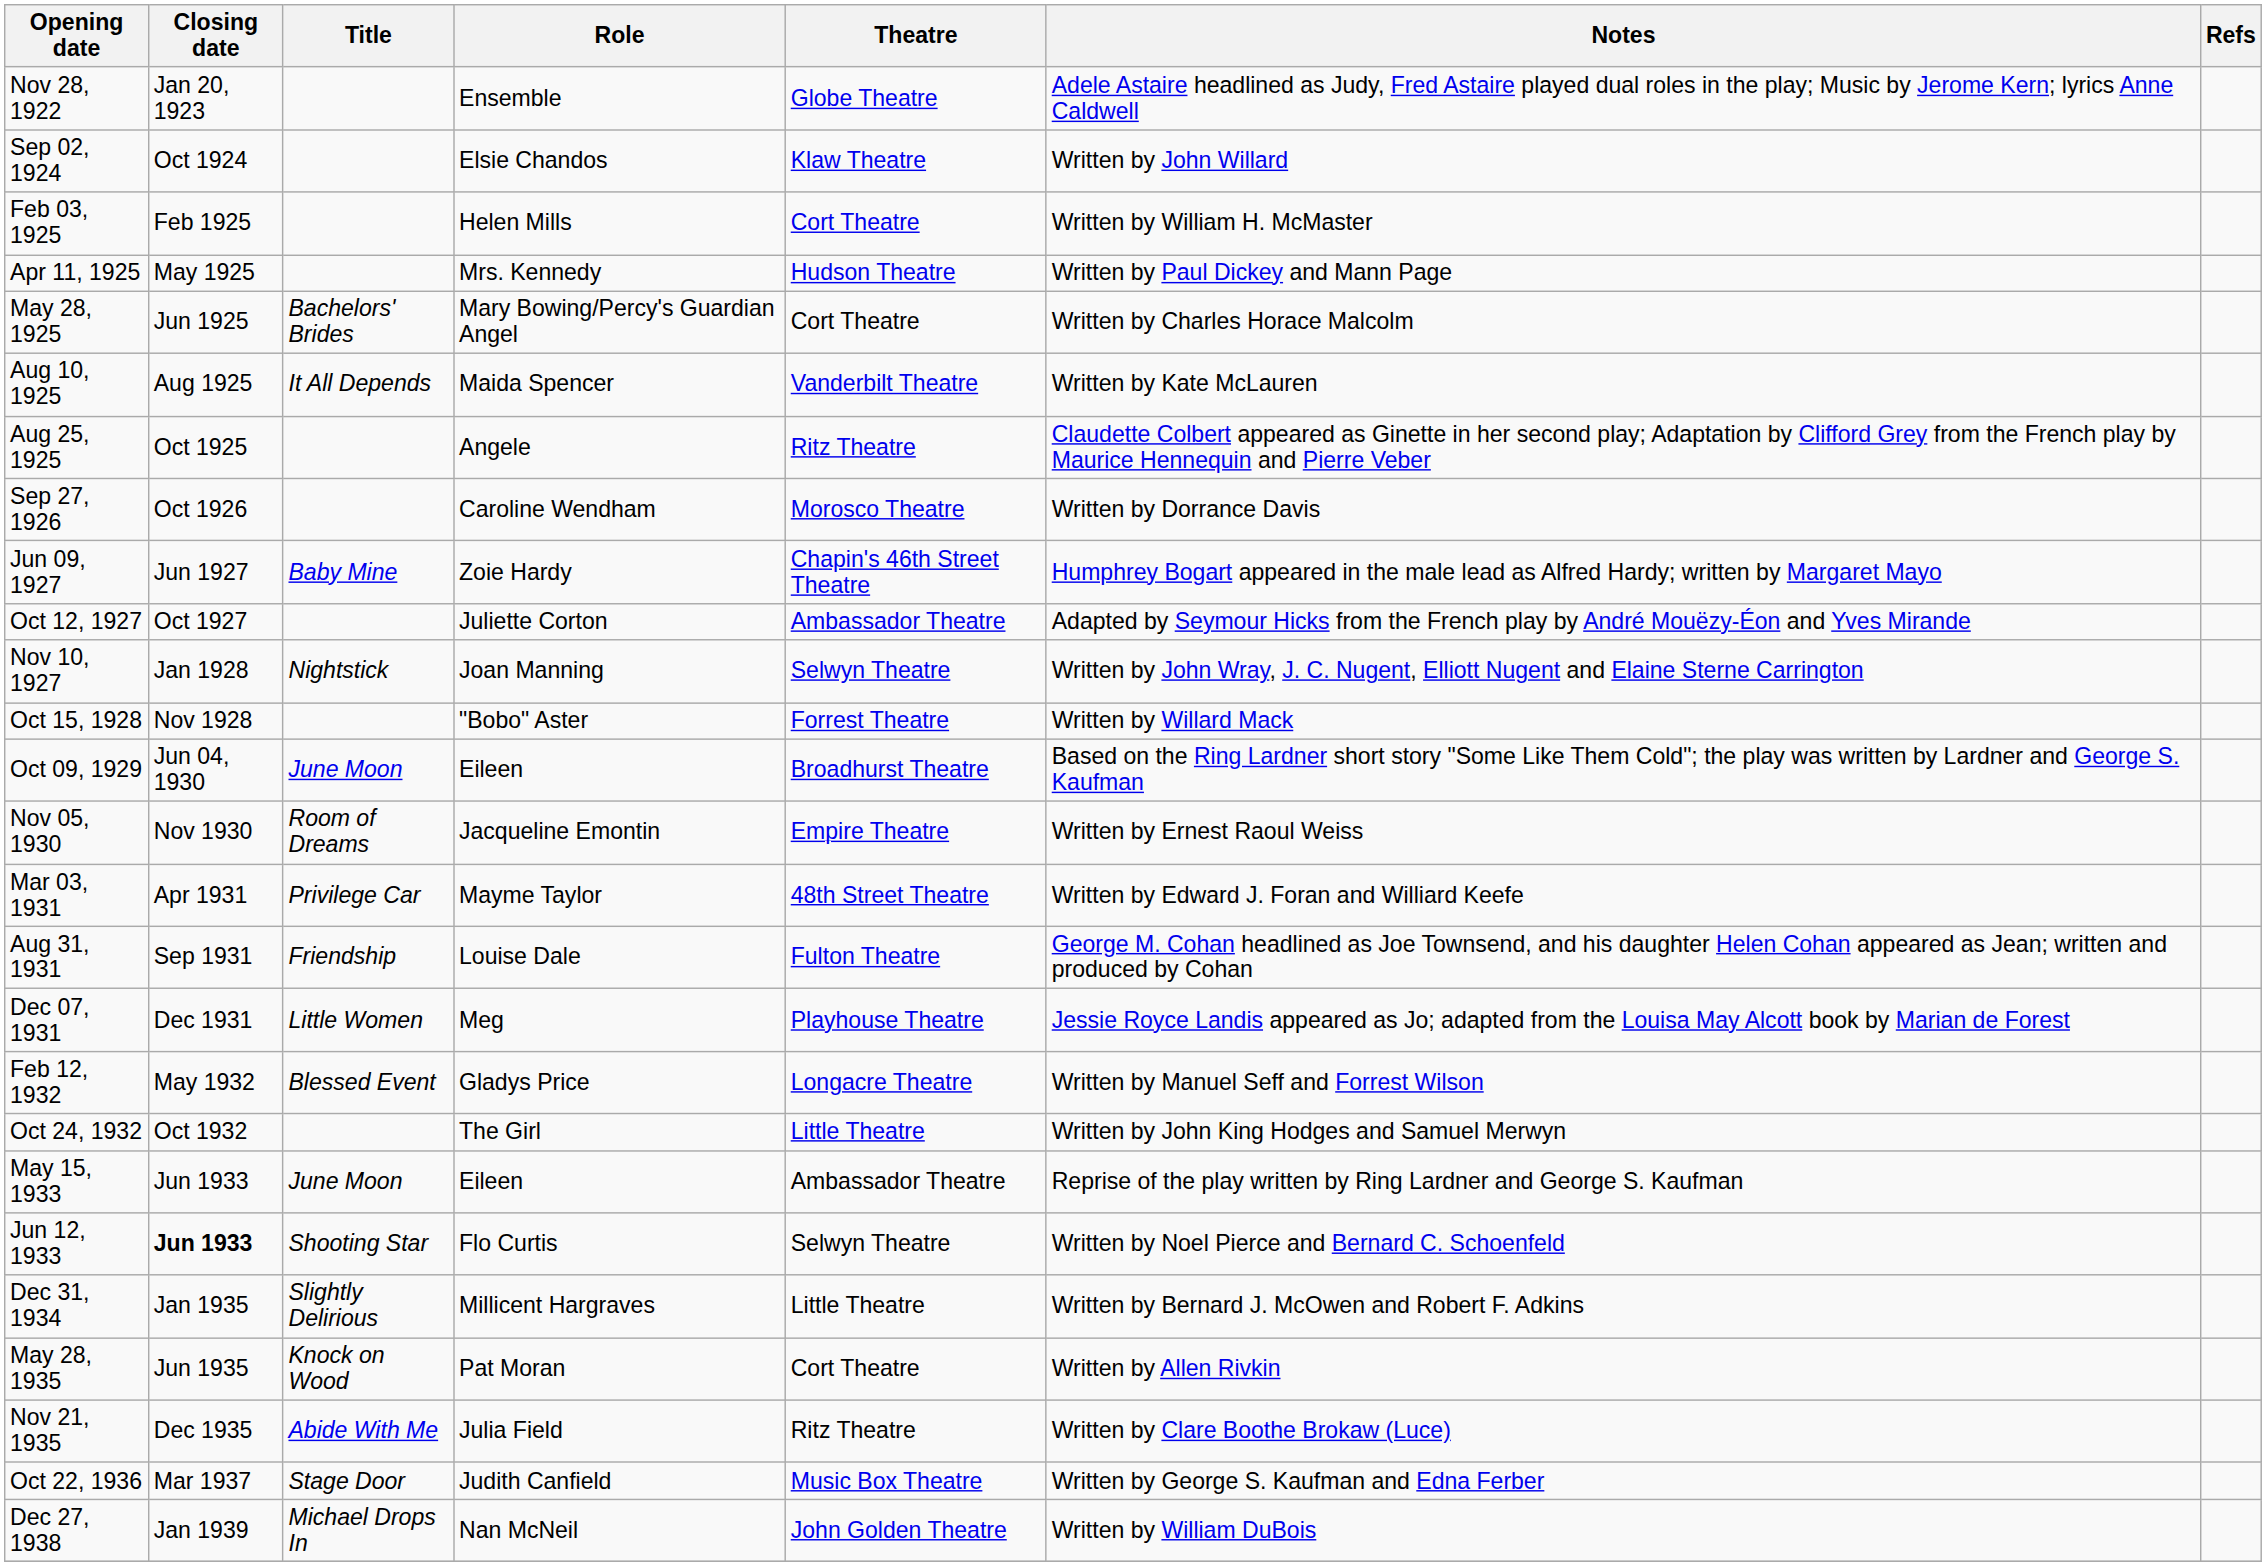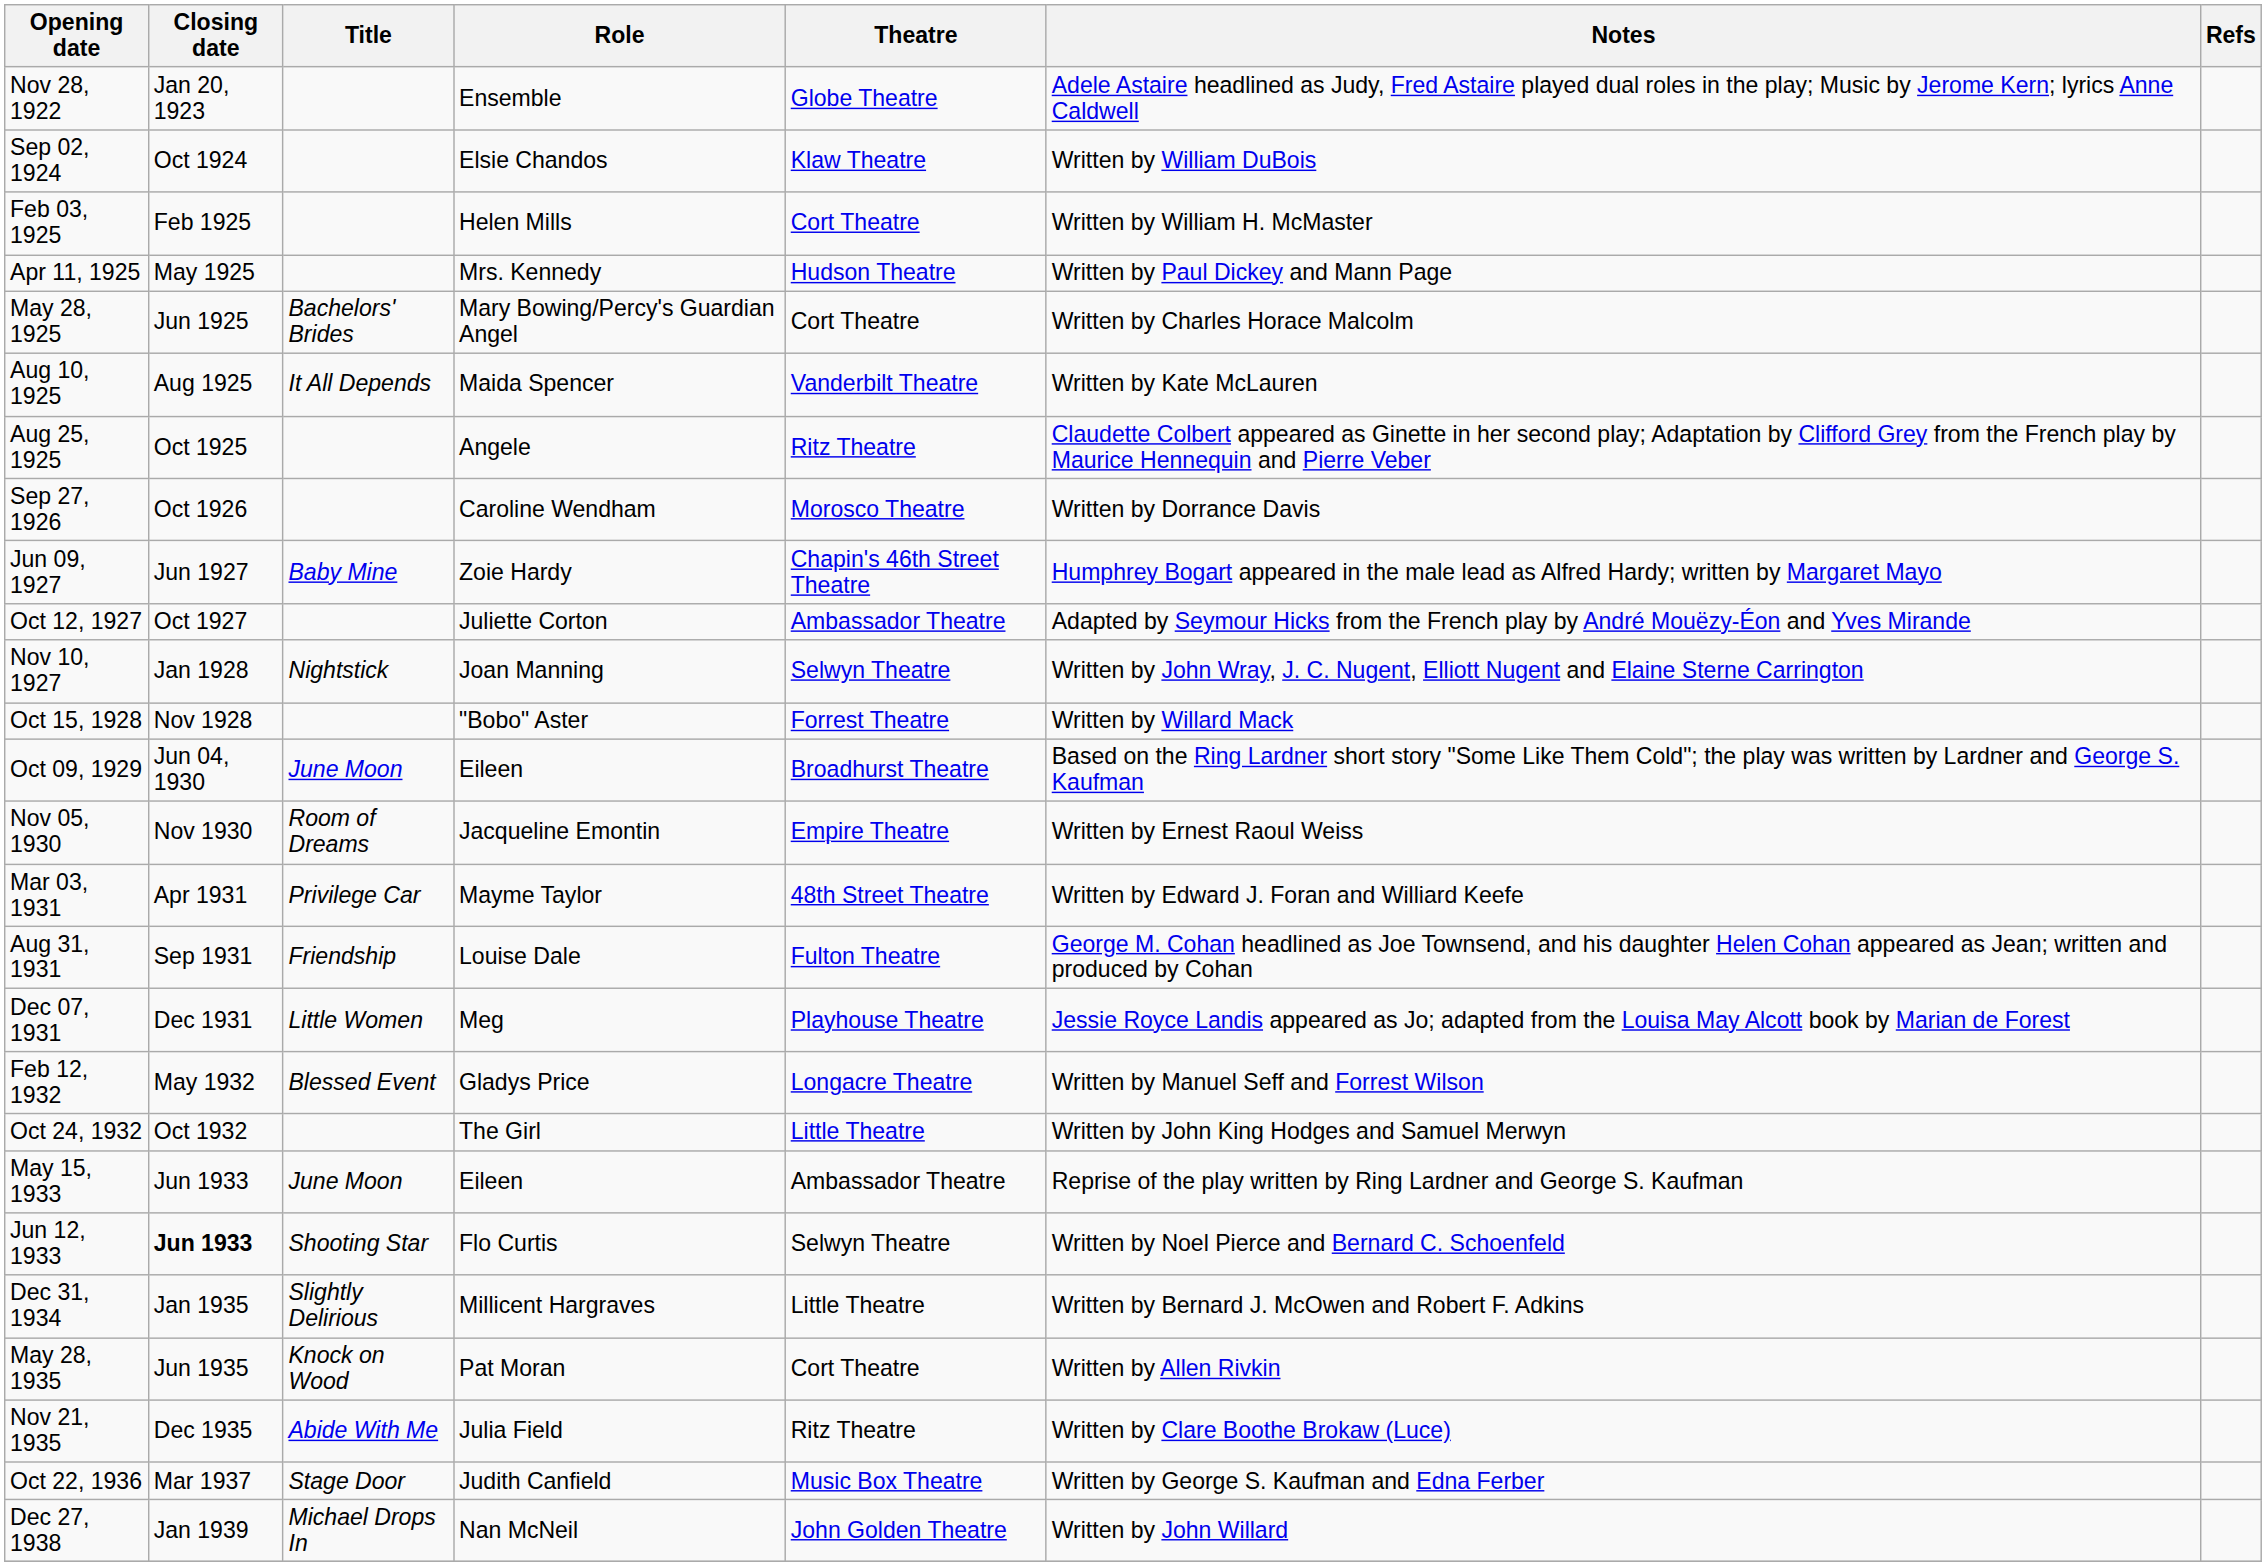(1170, 160) Written by John Willard -> (1184, 160) Written by William DuBois
(1184, 1530) Written by William DuBois -> (1170, 1530) Written by John Willard
